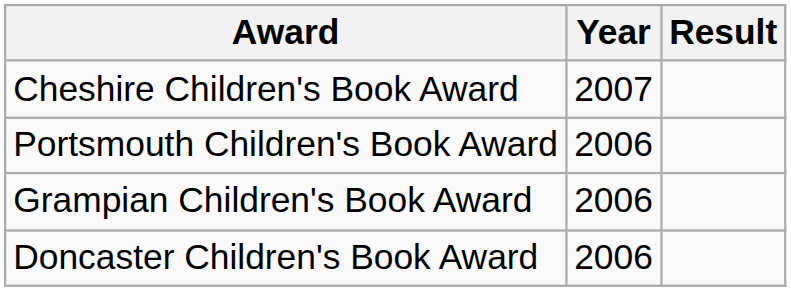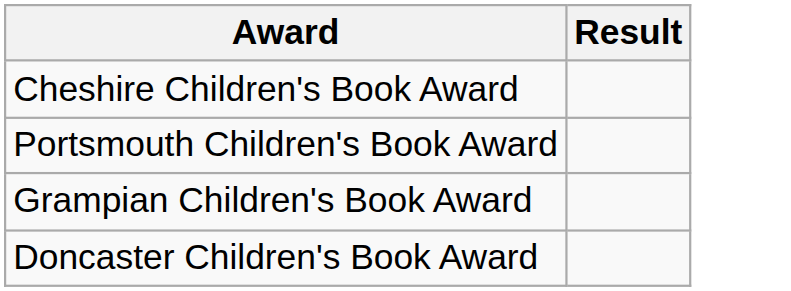- column: (614, 32)
